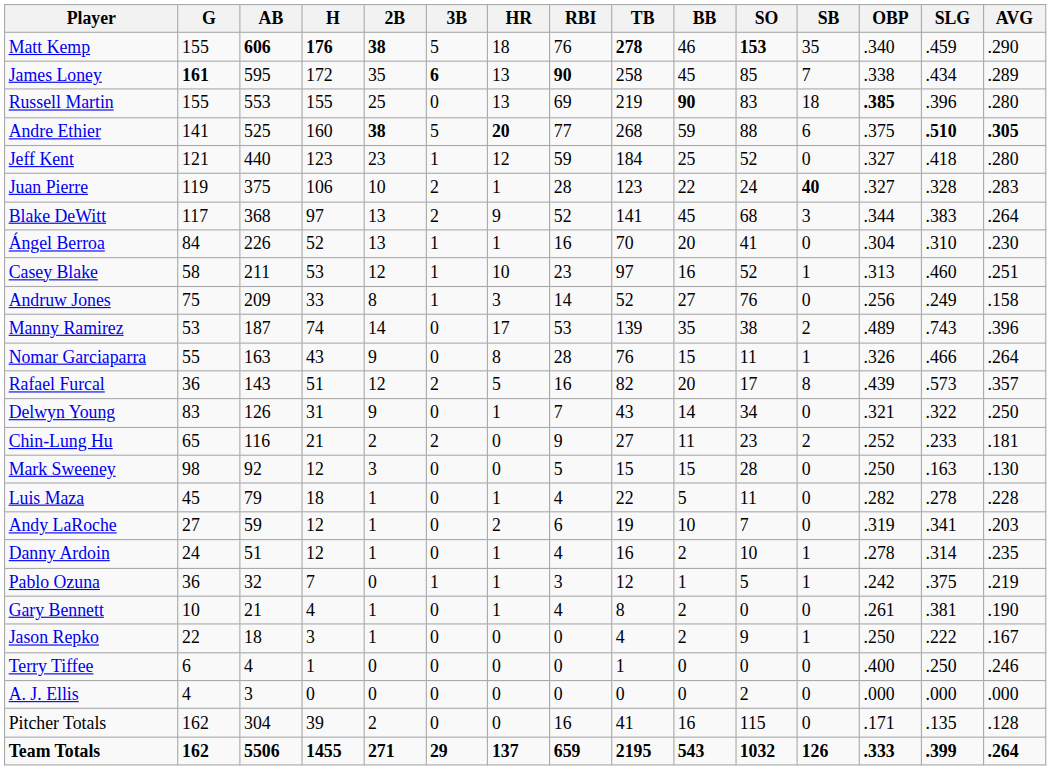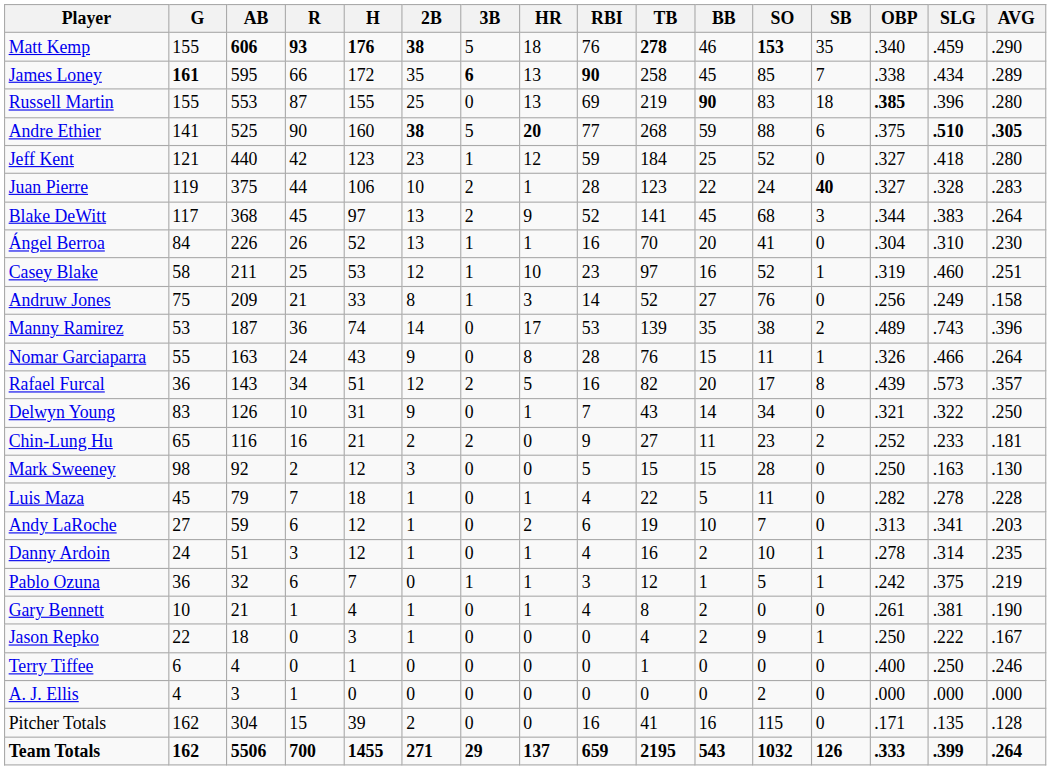+ column: (314, 18)
(879, 272) .313 -> (890, 272) .319
(879, 525) .319 -> (890, 525) .313
